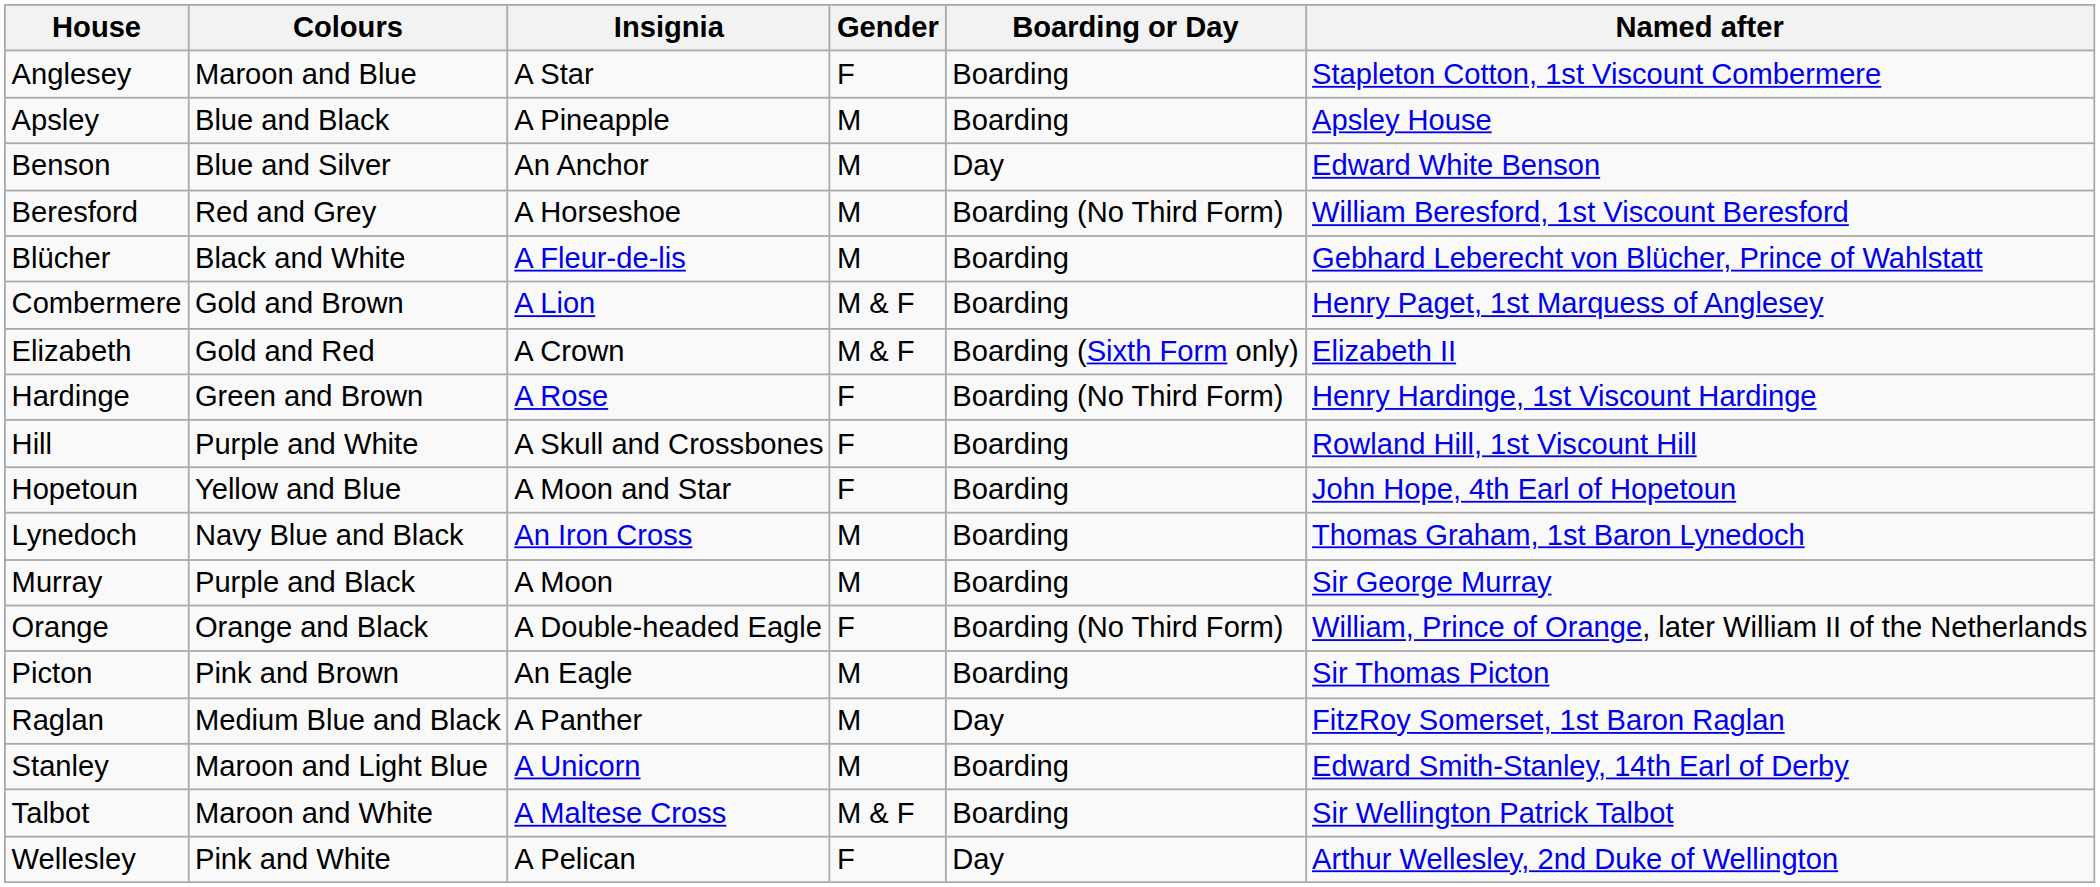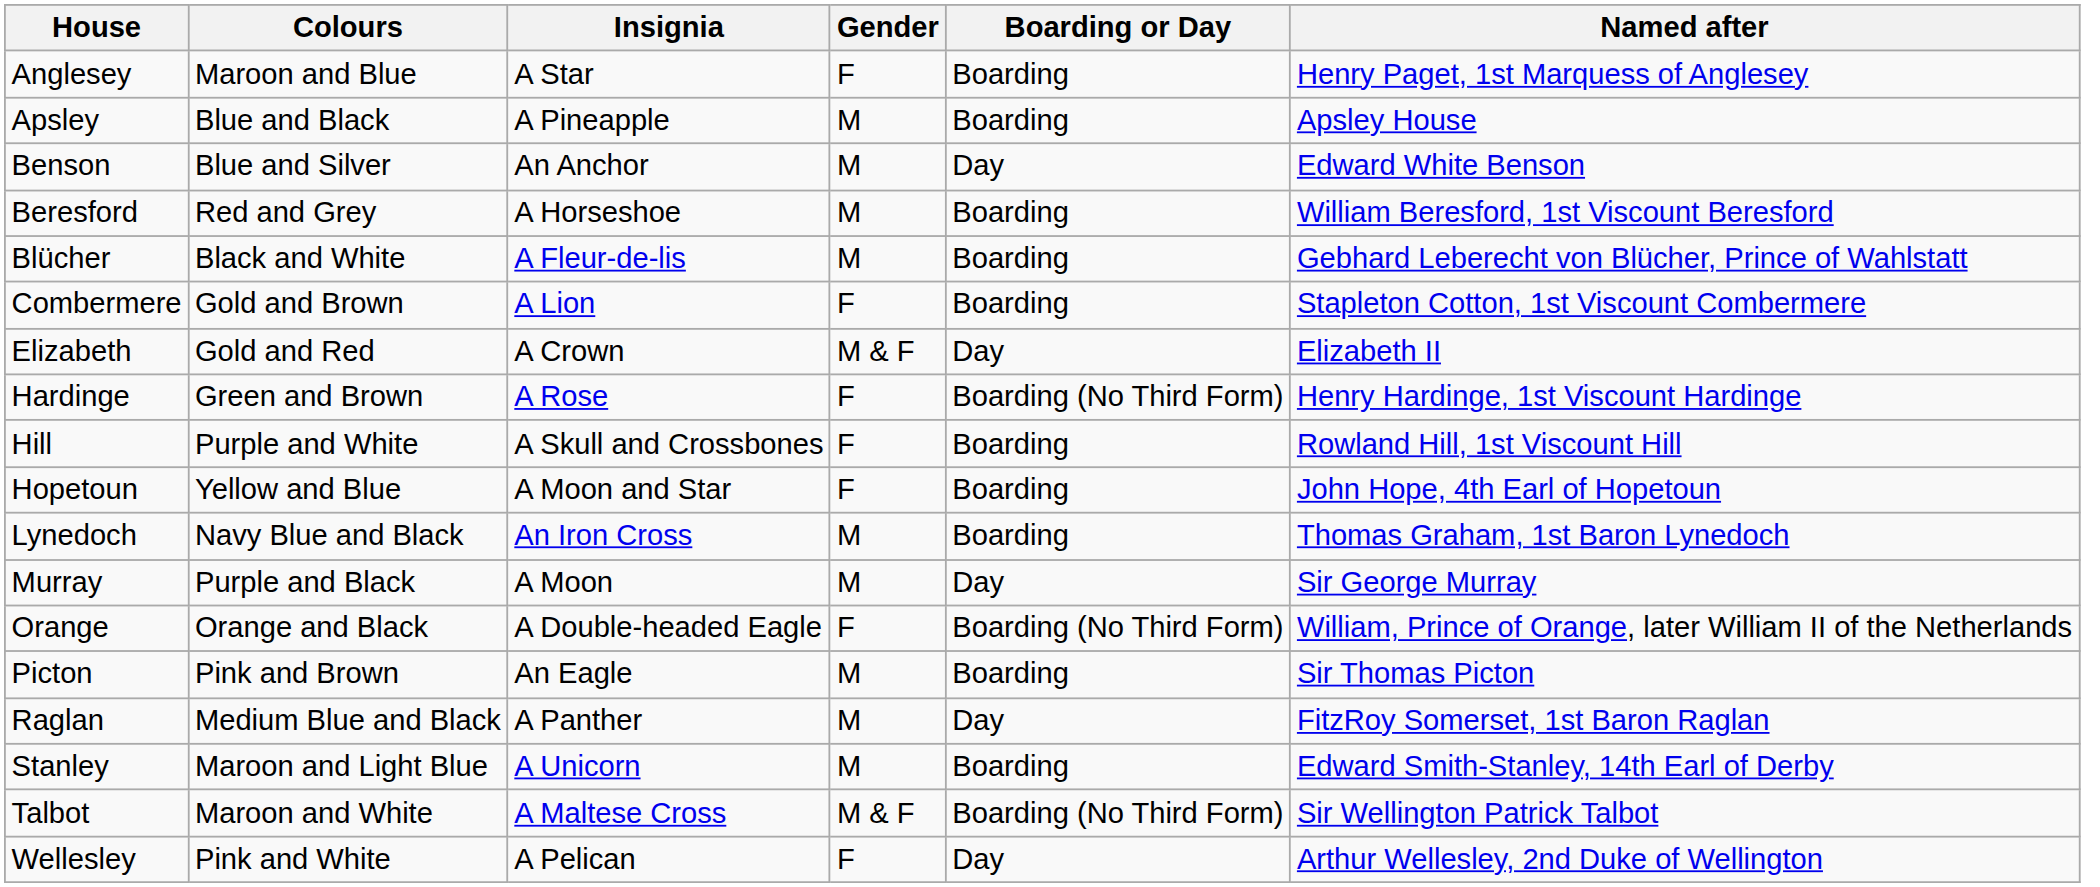(1597, 73) Stapleton Cotton, 1st Viscount Combermere -> (1553, 73) Henry Paget, 1st Marquess of Anglesey
(1118, 212) Boarding (No Third Form) -> (1011, 212) Boarding
(876, 304) M & F -> (846, 304) F
(1568, 304) Henry Paget, 1st Marquess of Anglesey -> (1582, 304) Stapleton Cotton, 1st Viscount Combermere
(1125, 350) Boarding (Sixth Form only) -> (978, 350) Day
(1011, 581) Boarding -> (978, 581) Day
(1011, 812) Boarding -> (1118, 812) Boarding (No Third Form)
